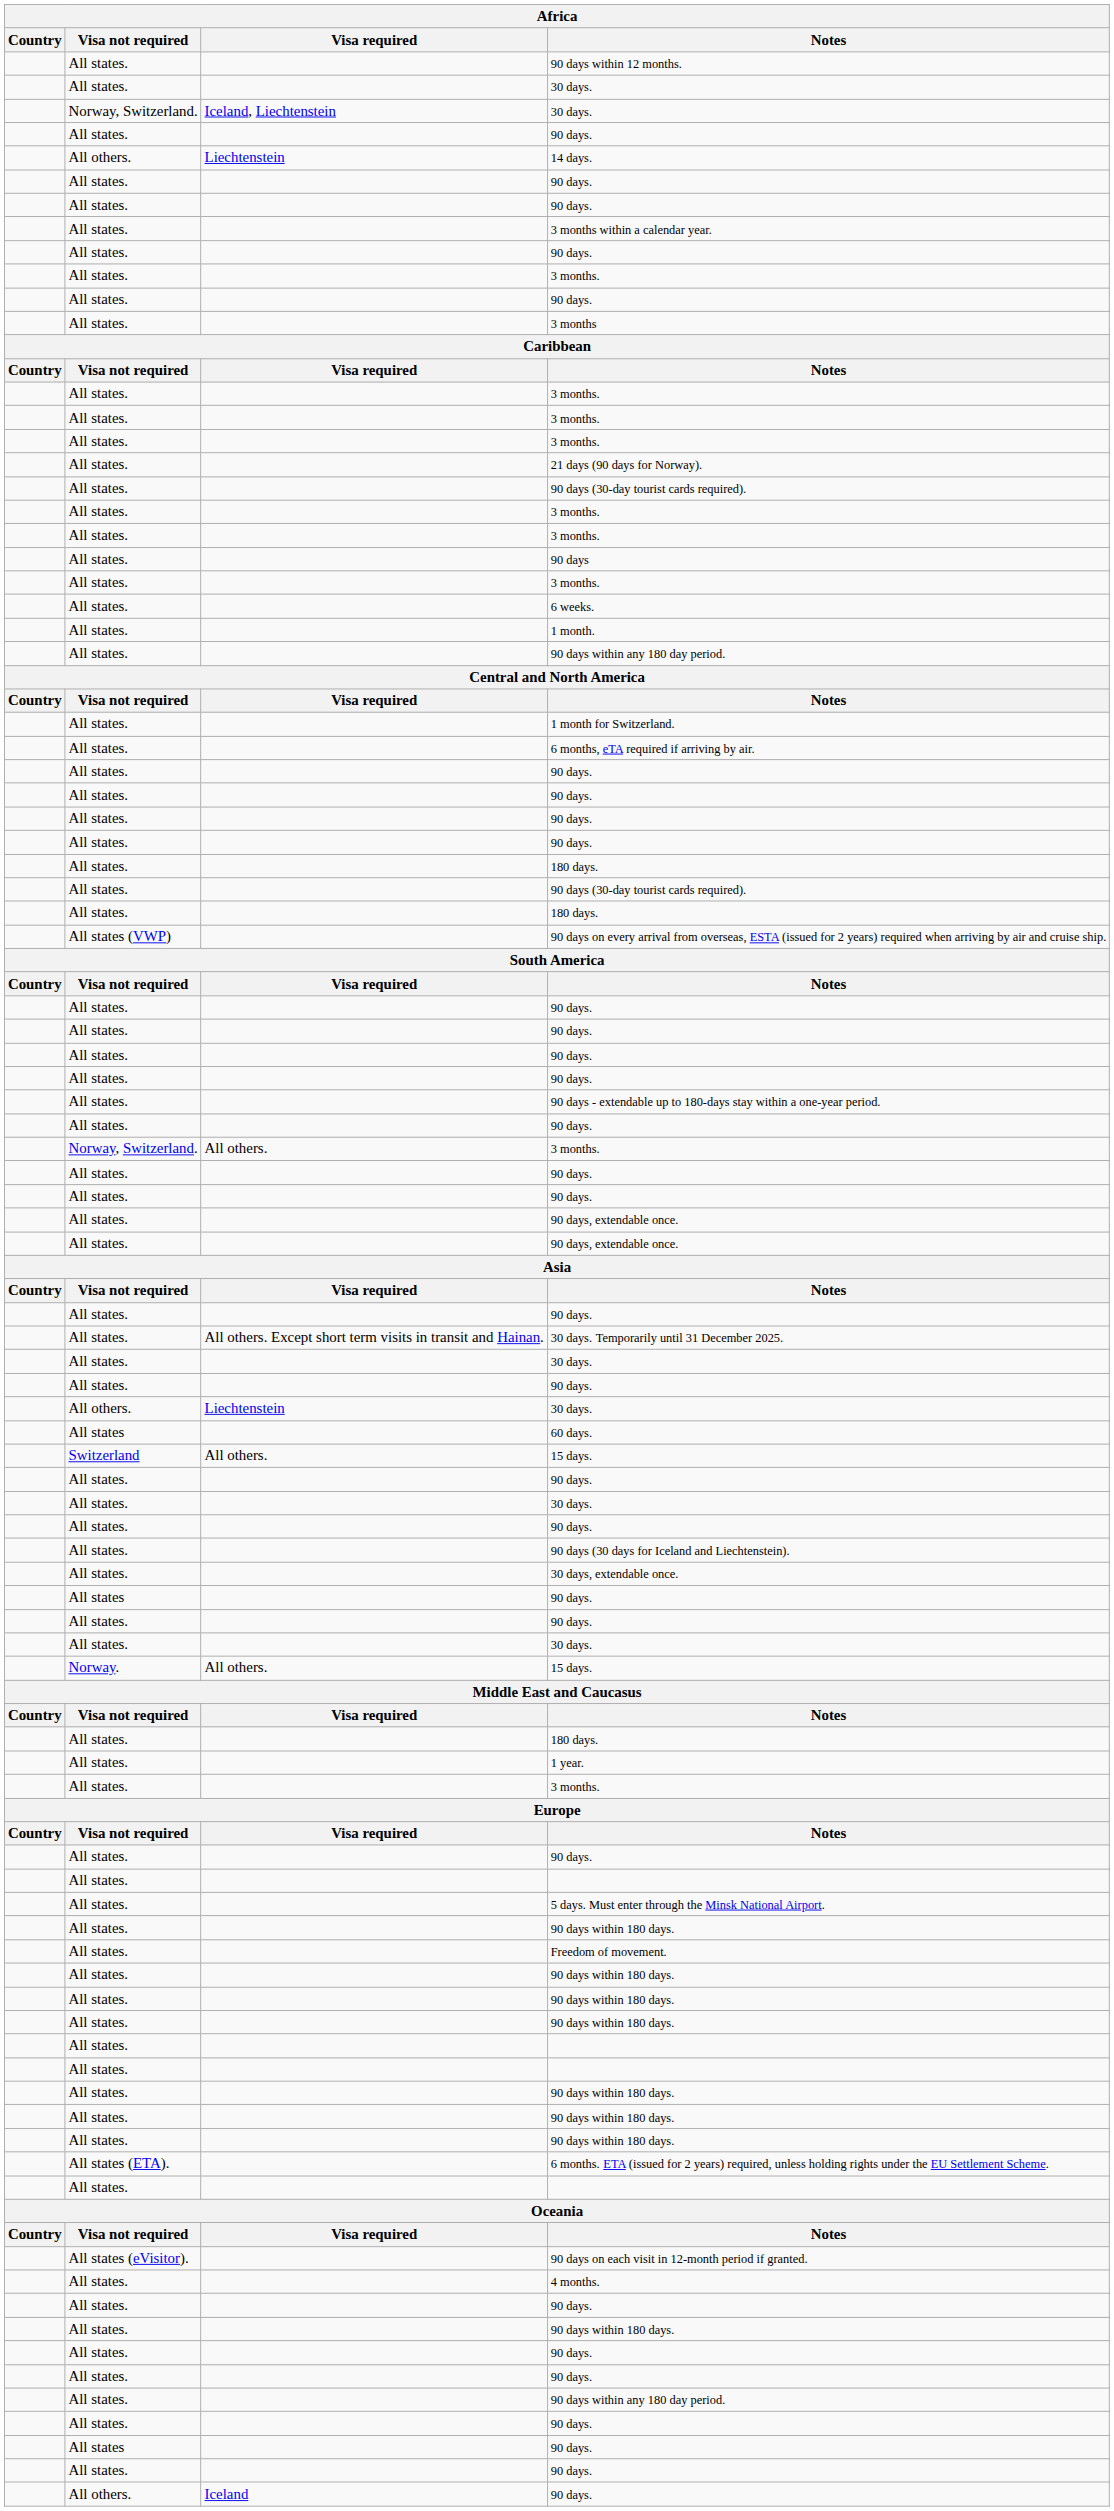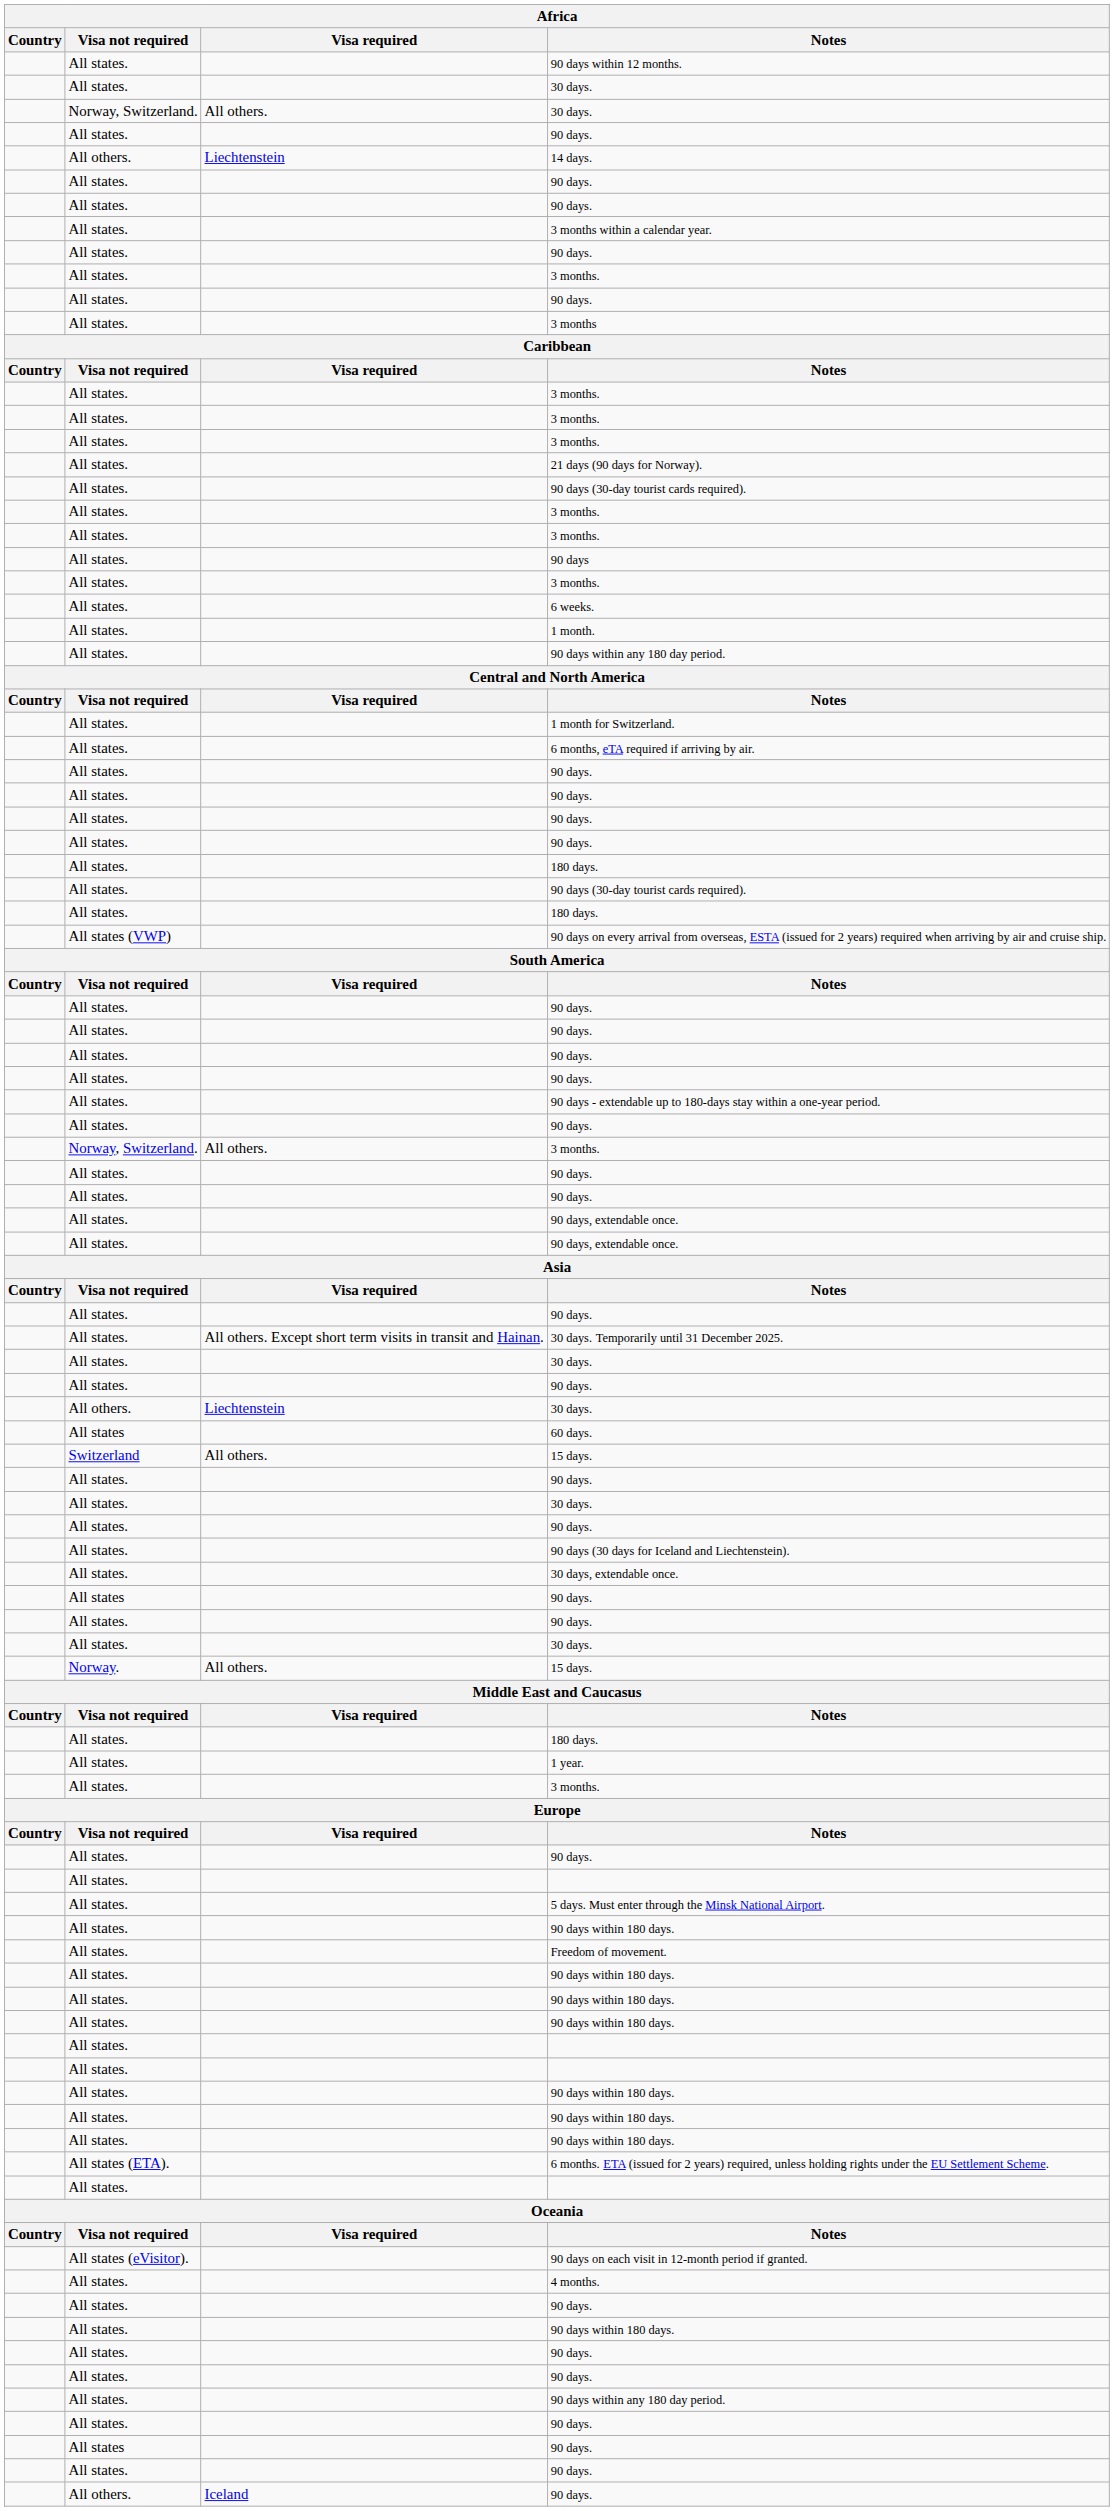(270, 110) Iceland, Liechtenstein -> (236, 110) All others.
